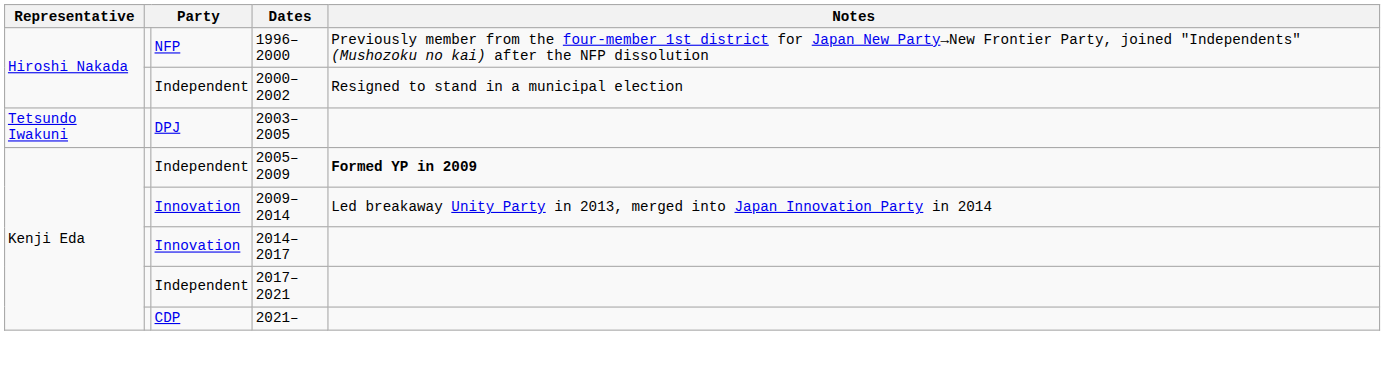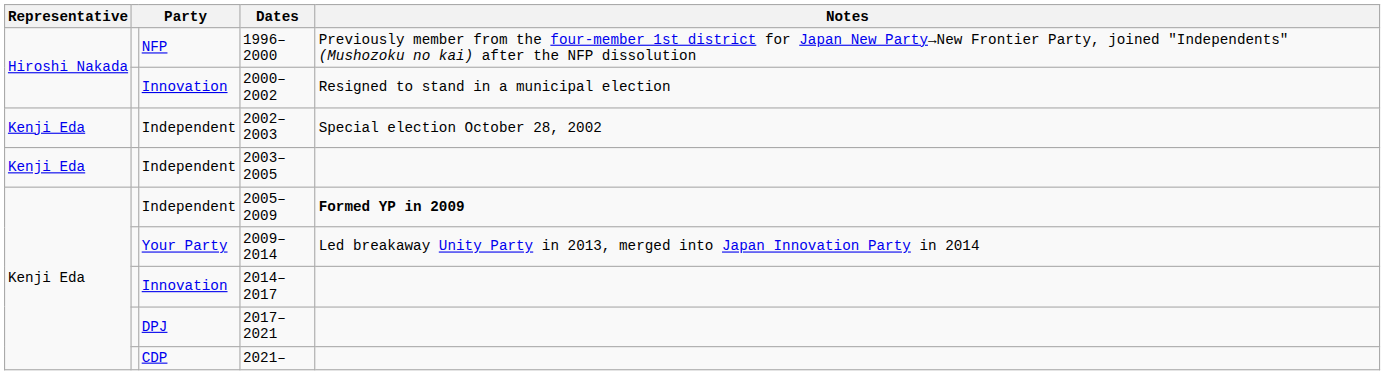(202, 88) Independent -> (185, 88) Innovation
+ row: (264, 127)
(42, 127) Tetsundo Iwakuni -> (47, 167) Kenji Eda
(167, 127) DPJ -> (189, 167) Independent
(197, 207) Innovation -> (185, 247) Your Party
(202, 287) Independent -> (155, 326) DPJ
